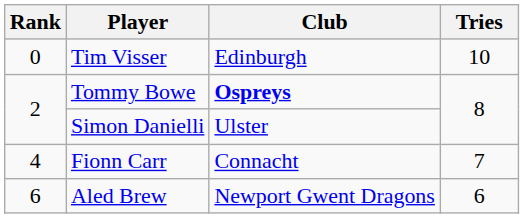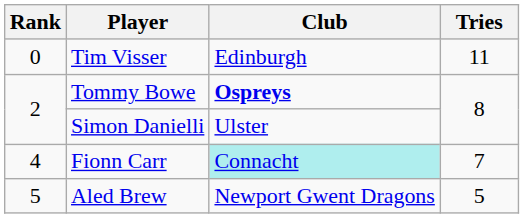(479, 56) 10 -> (479, 56) 11
(256, 160) no background -> (256, 160) paleturquoise background
(35, 195) 6 -> (35, 195) 5
(479, 195) 6 -> (479, 195) 5
